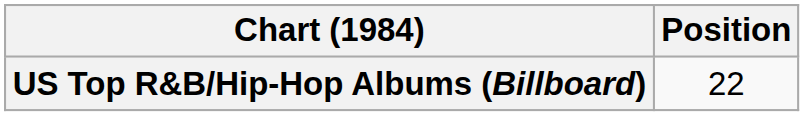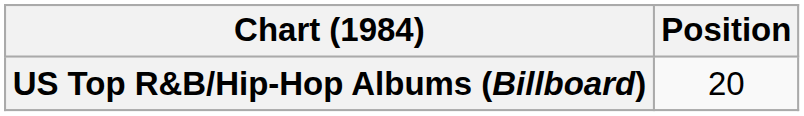(726, 82) 22 -> (726, 82) 20
